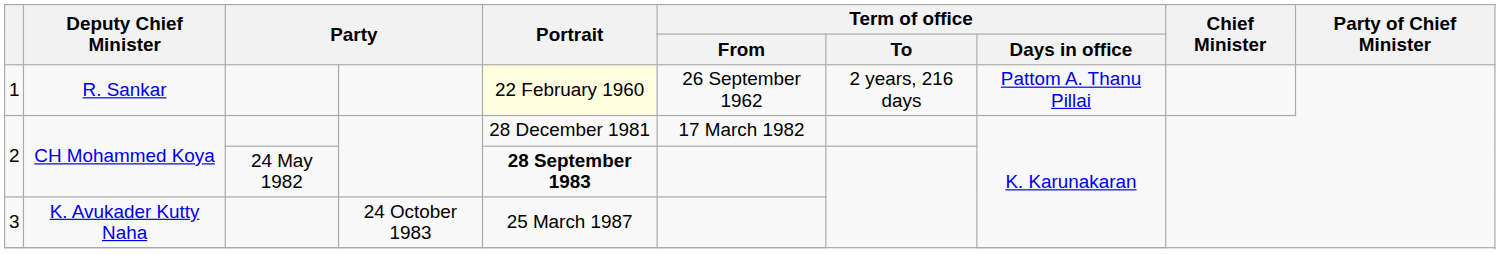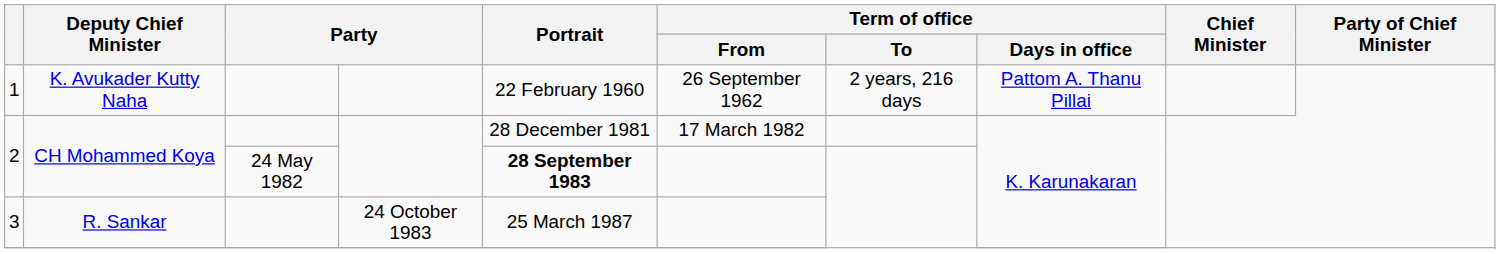(125, 89) R. Sankar -> (125, 89) K. Avukader Kutty Naha
(570, 89) lightyellow background -> (570, 89) no background
(125, 222) K. Avukader Kutty Naha -> (125, 222) R. Sankar
